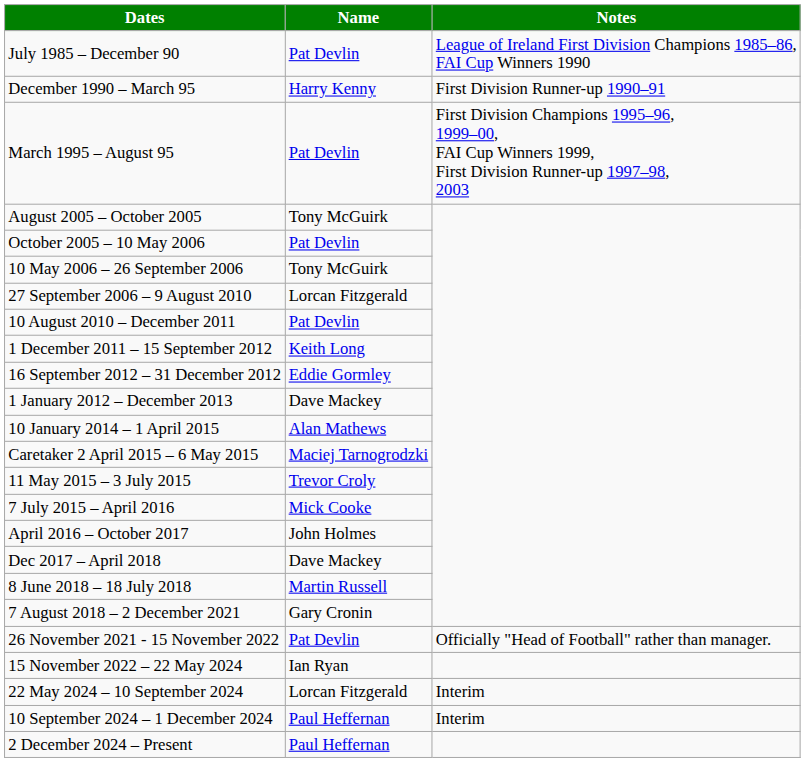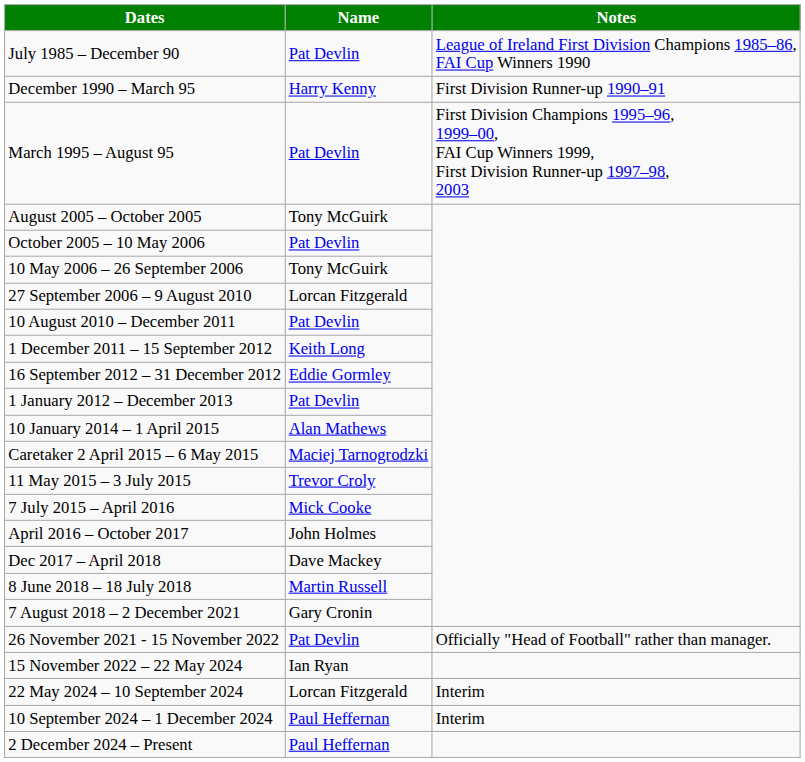(335, 401) Dave Mackey -> (324, 401) Pat Devlin
